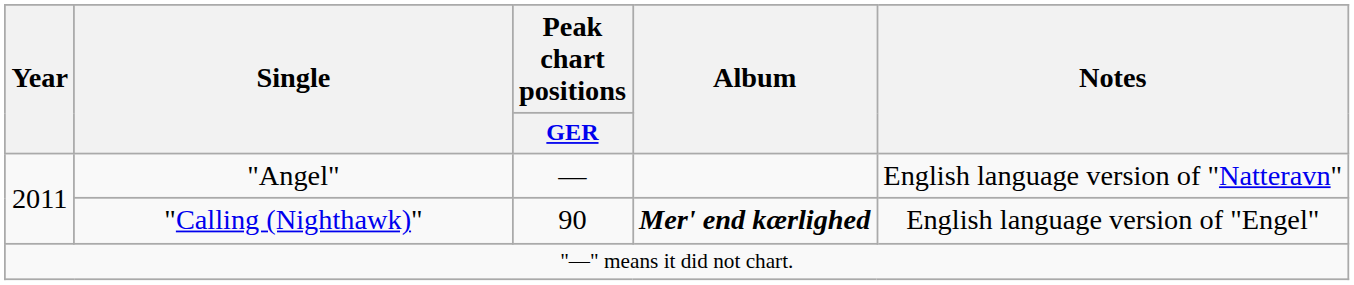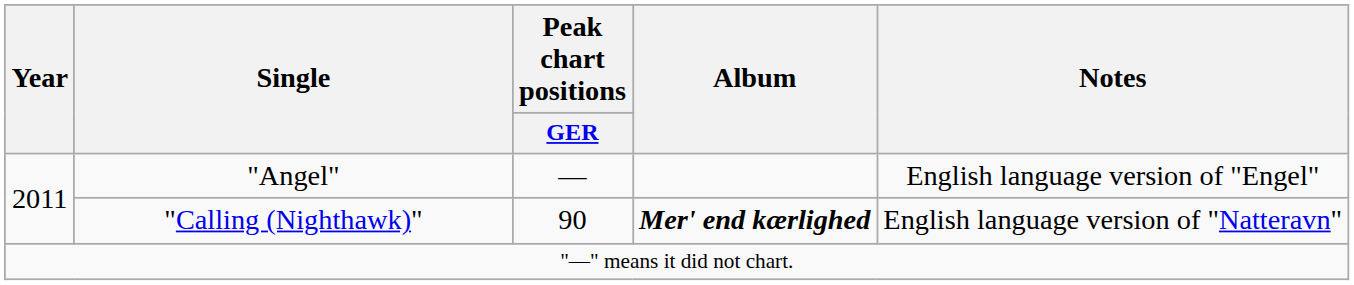(1113, 175) English language version of "Natteravn" -> (1113, 175) English language version of "Engel"
(1113, 220) English language version of "Engel" -> (1113, 220) English language version of "Natteravn"
